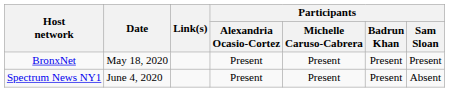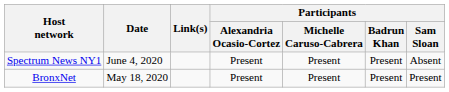rows swapped: (54, 60) <-> (54, 78)
